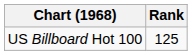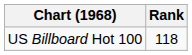(166, 38) 125 -> (166, 38) 118
